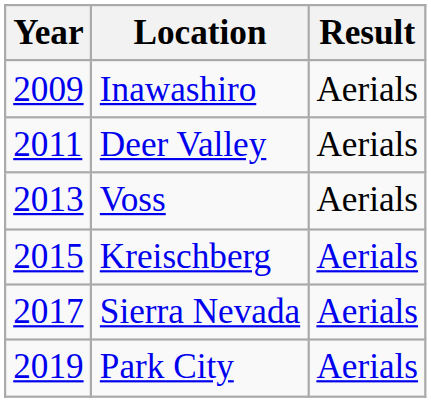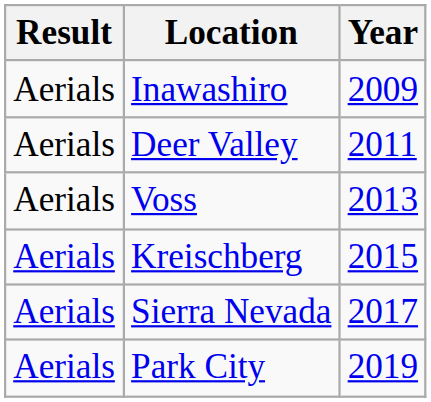columns swapped: (48, 32) <-> (367, 32)
